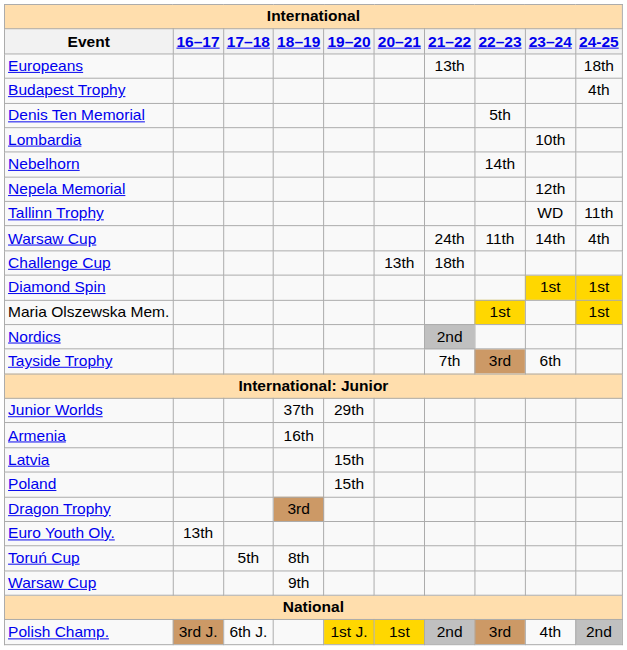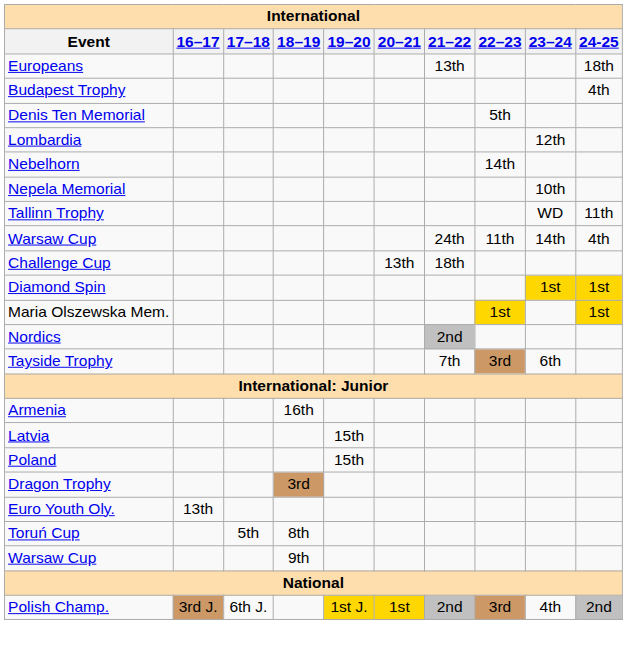(550, 139) 10th -> (550, 139) 12th
(550, 189) 12th -> (550, 189) 10th
- row: (55, 410)
